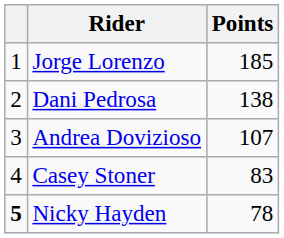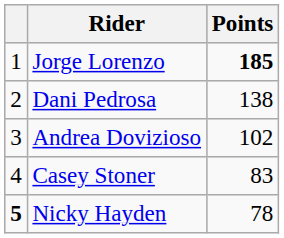(256, 61) normal -> (256, 61) bold
(256, 138) 107 -> (256, 138) 102
